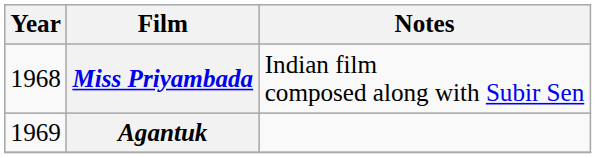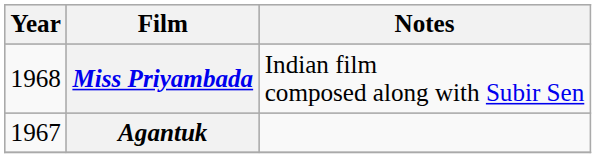(36, 132) 1969 -> (36, 132) 1967
